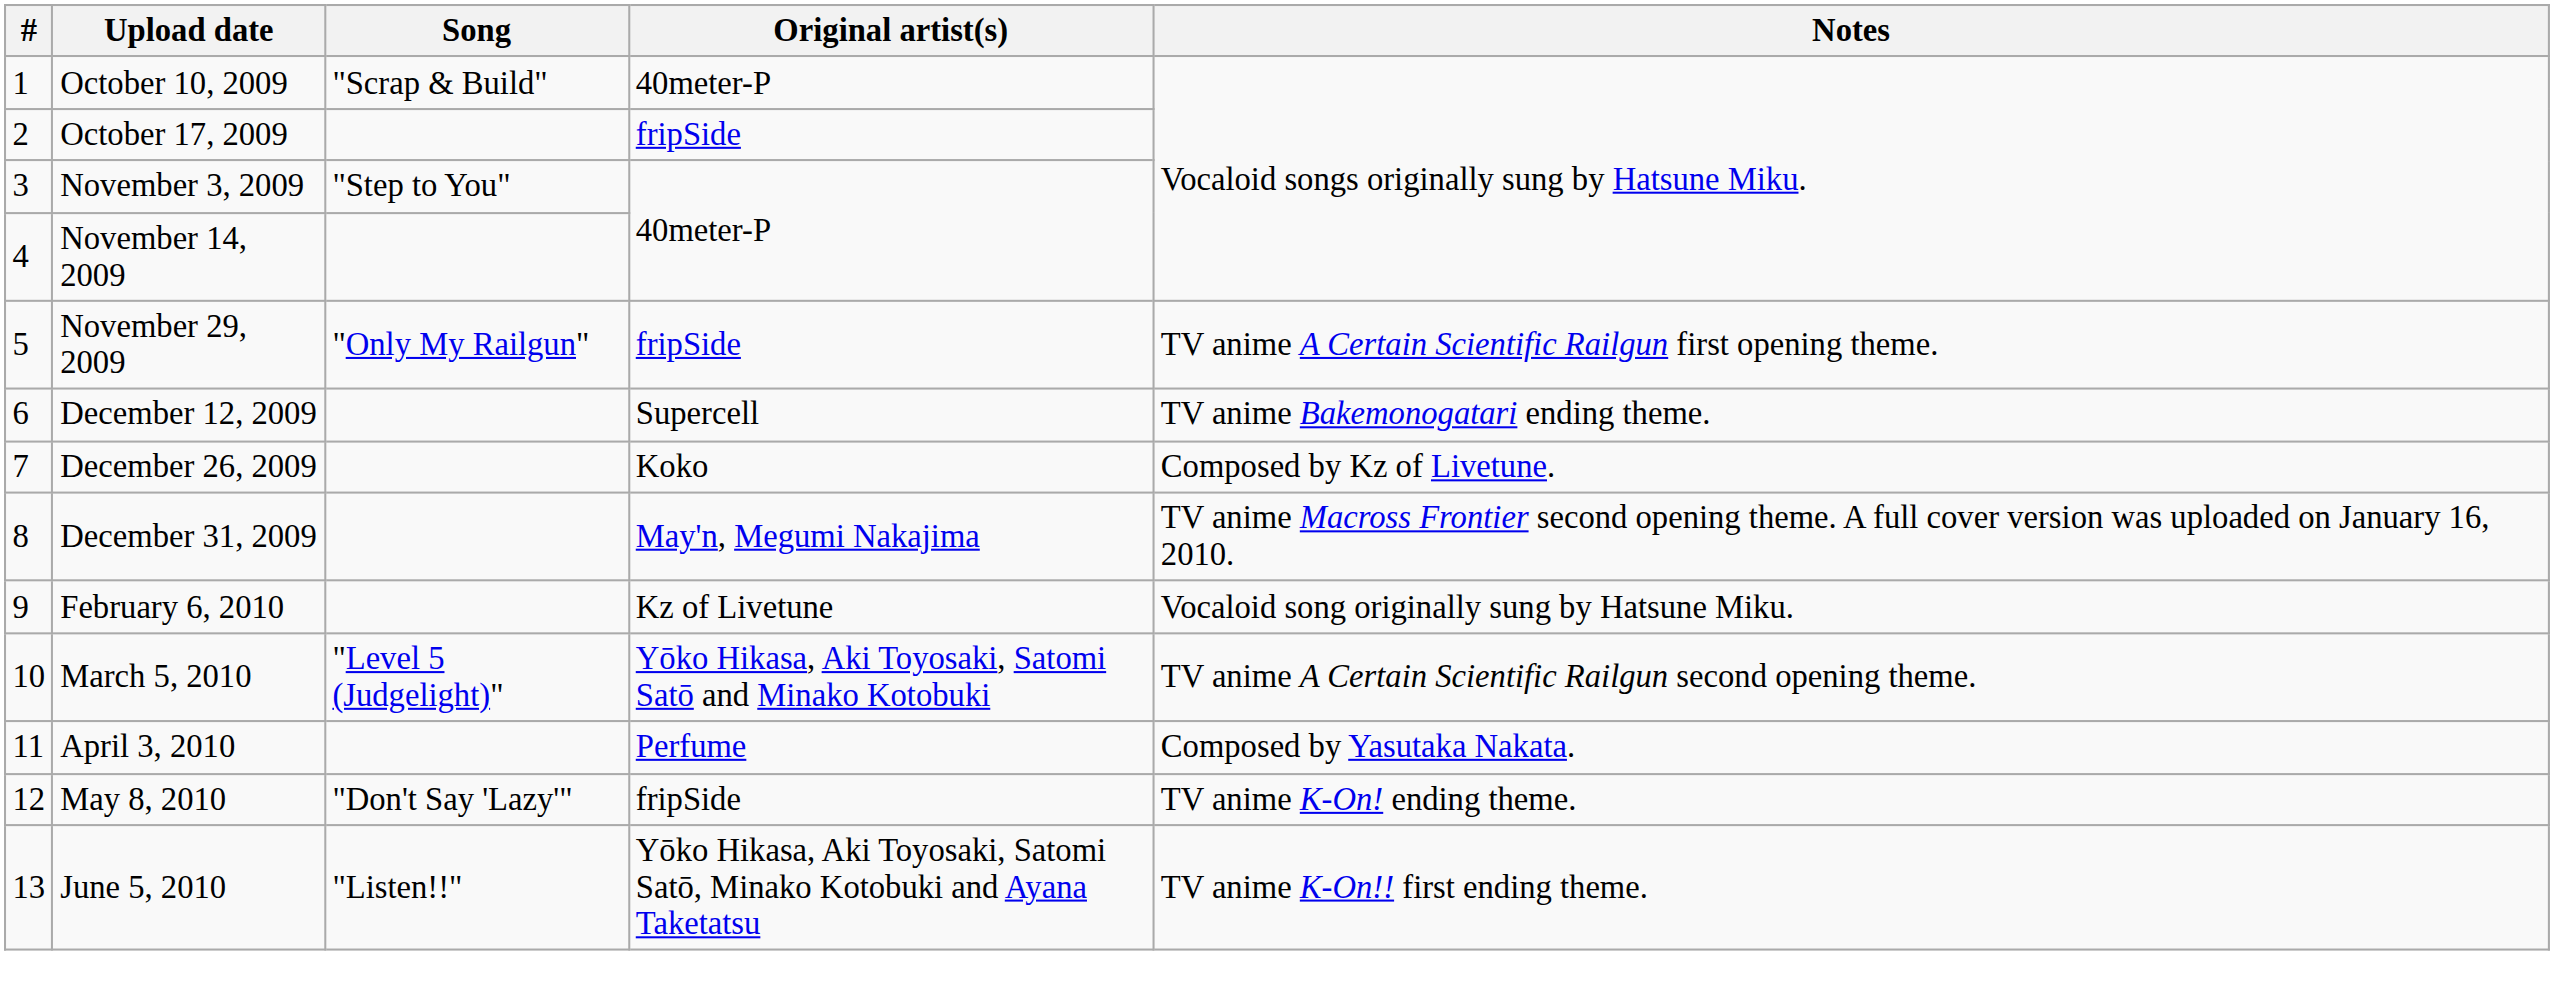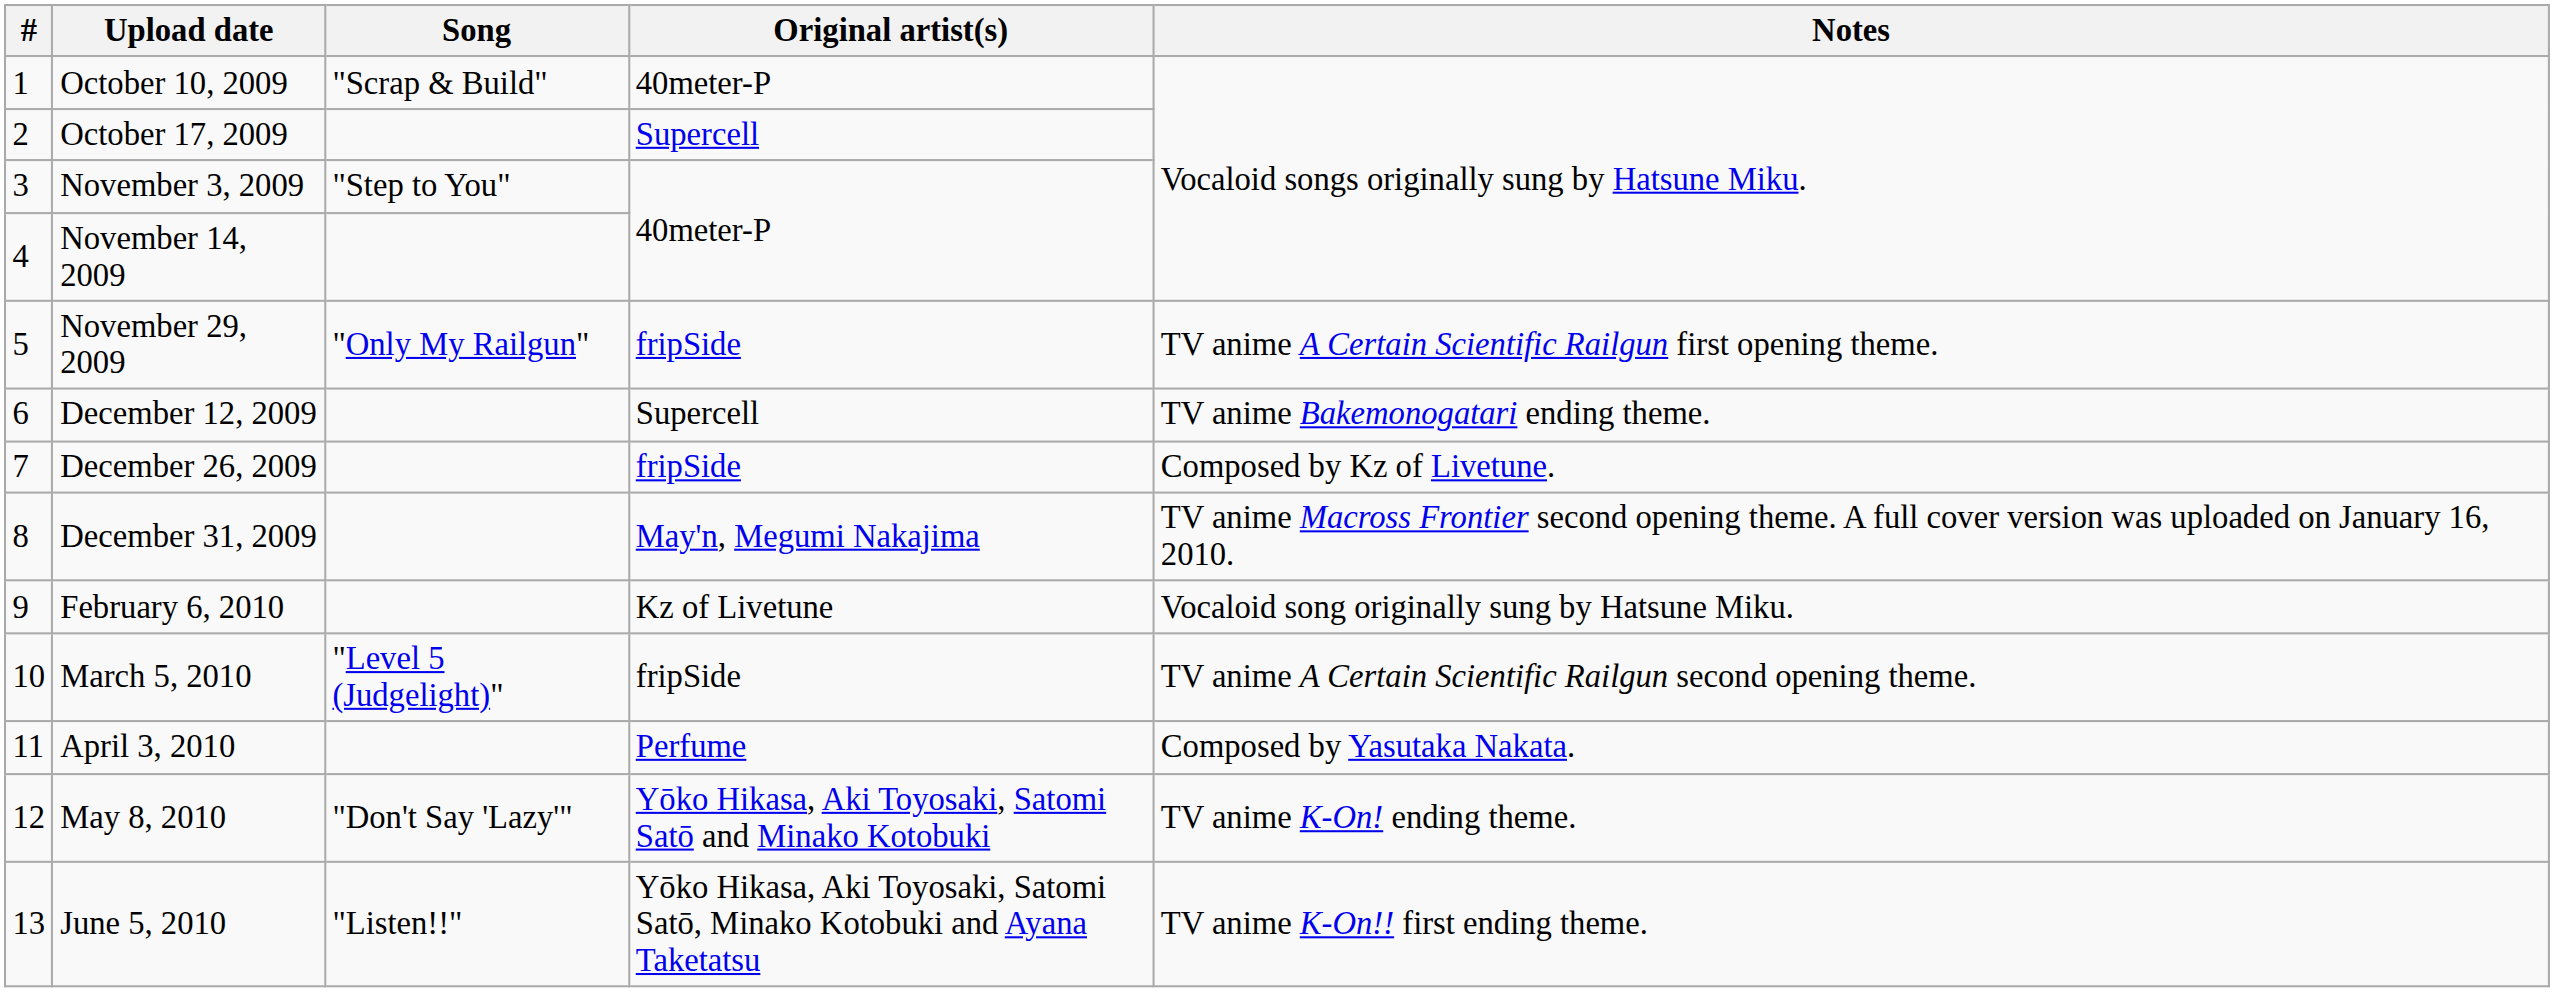(688, 133) fripSide -> (697, 133) Supercell
(672, 466) Koko -> (688, 466) fripSide
(871, 676) Yōko Hikasa, Aki Toyosaki, Satomi Satō and Minako Kotobuki -> (688, 676) fripSide
(688, 798) fripSide -> (871, 816) Yōko Hikasa, Aki Toyosaki, Satomi Satō and Minako Kotobuki
